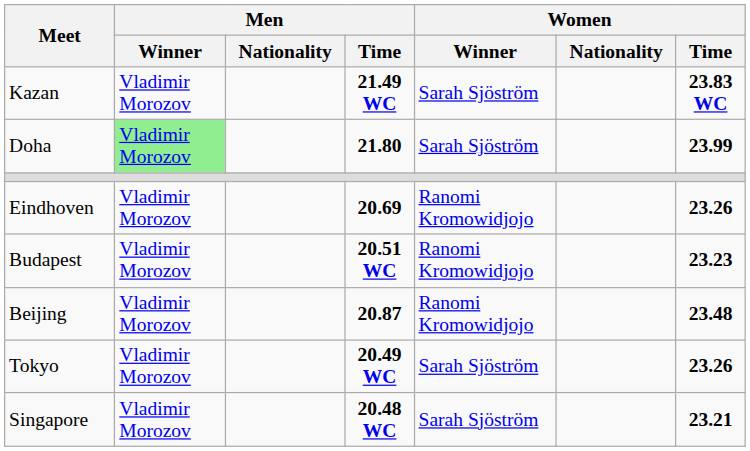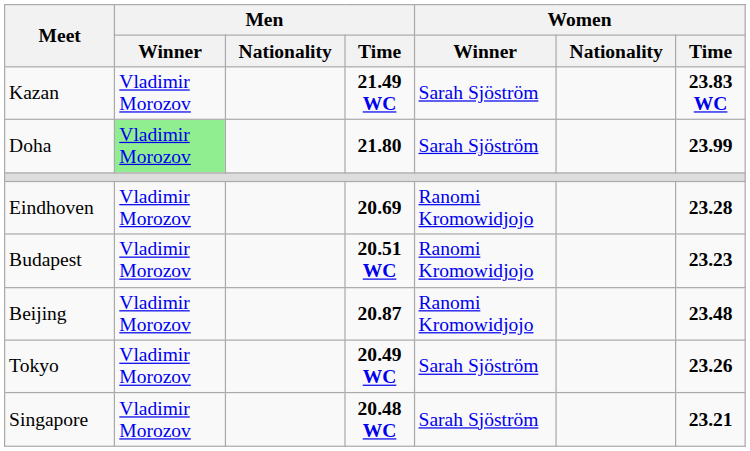(711, 207) 23.26 -> (711, 207) 23.28
